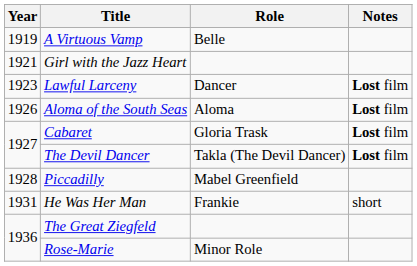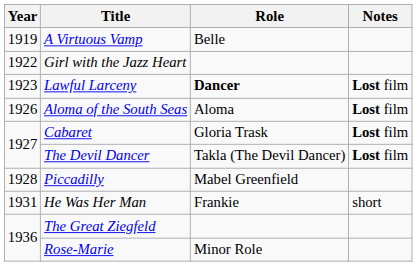(23, 62) 1921 -> (23, 62) 1922
(215, 86) normal -> (217, 86) bold
